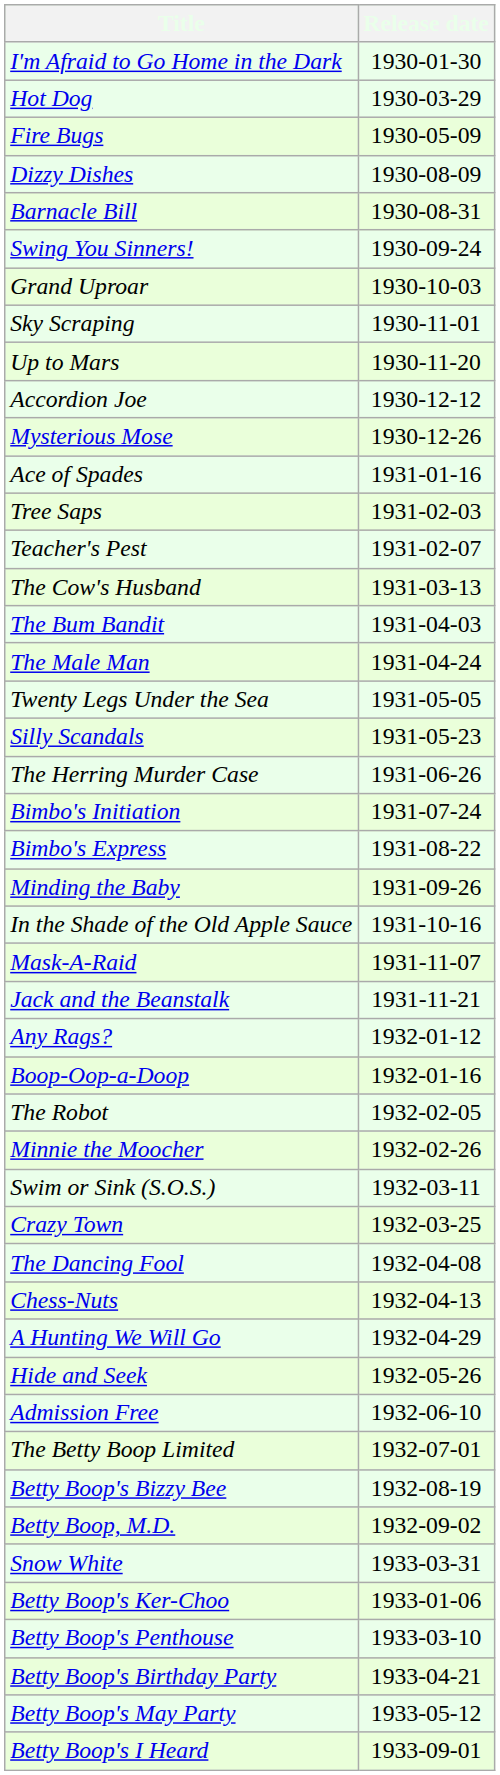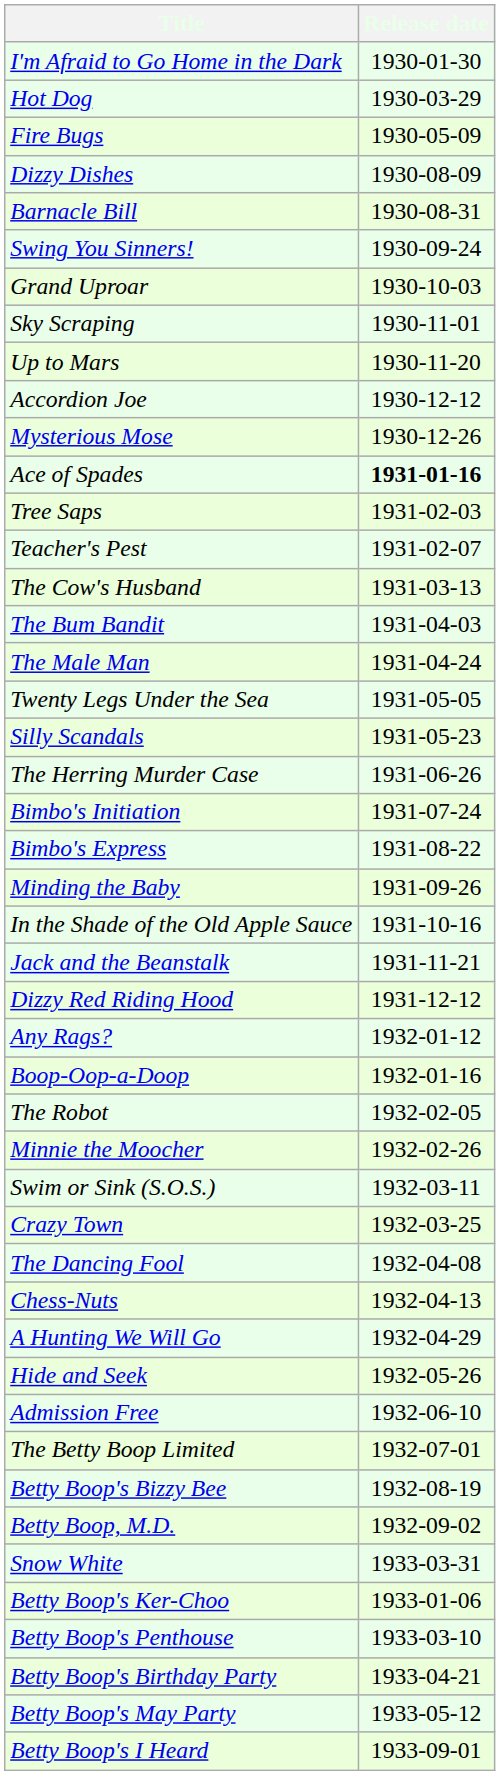(426, 473) normal -> (426, 473) bold
- row: (73, 962)
+ row: (122, 999)
